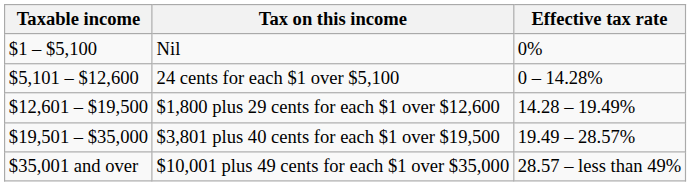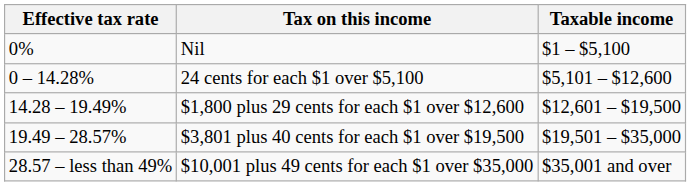columns swapped: (78, 19) <-> (599, 19)
